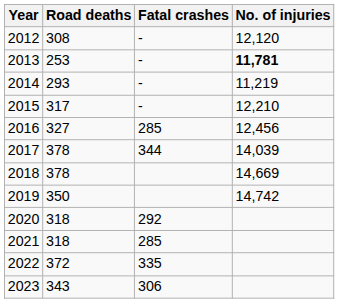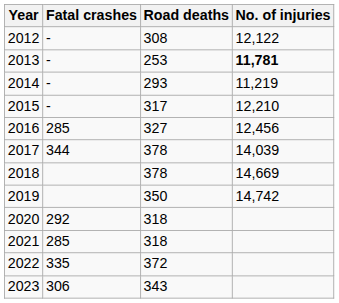columns swapped: (89, 15) <-> (184, 15)
(257, 38) 12,120 -> (257, 38) 12,122
